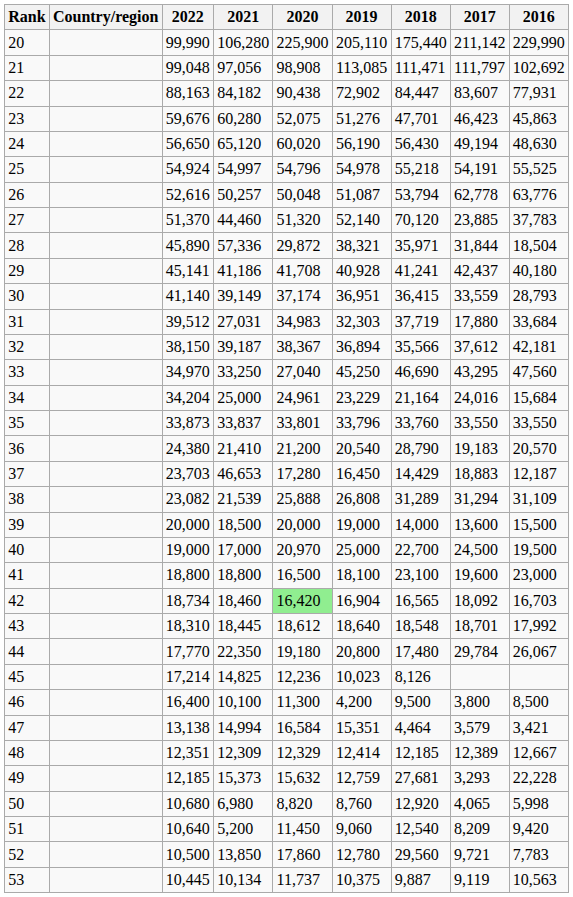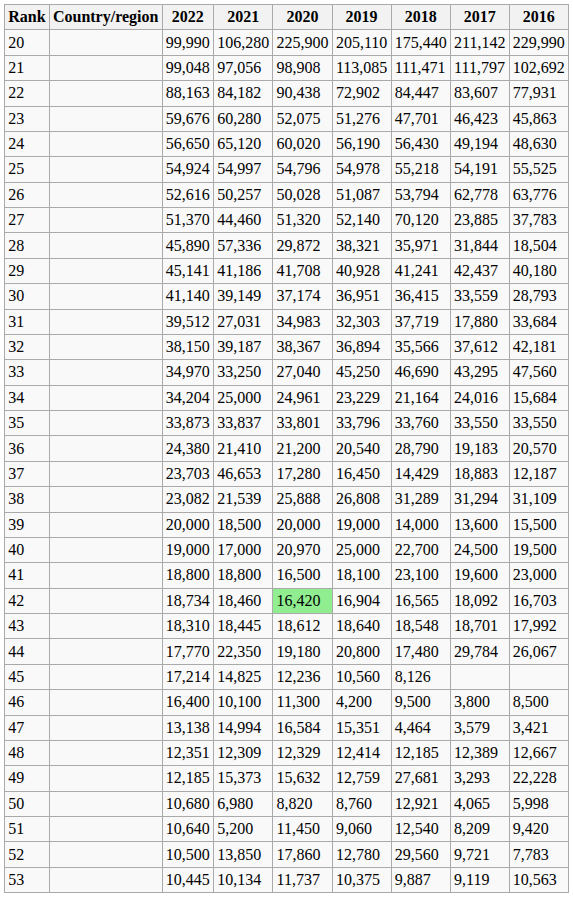(299, 194) 50,048 -> (299, 194) 50,028
(358, 676) 10,023 -> (358, 676) 10,560
(417, 803) 12,920 -> (417, 803) 12,921
